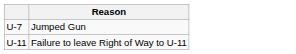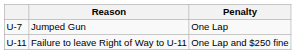+ column: (240, 12)
